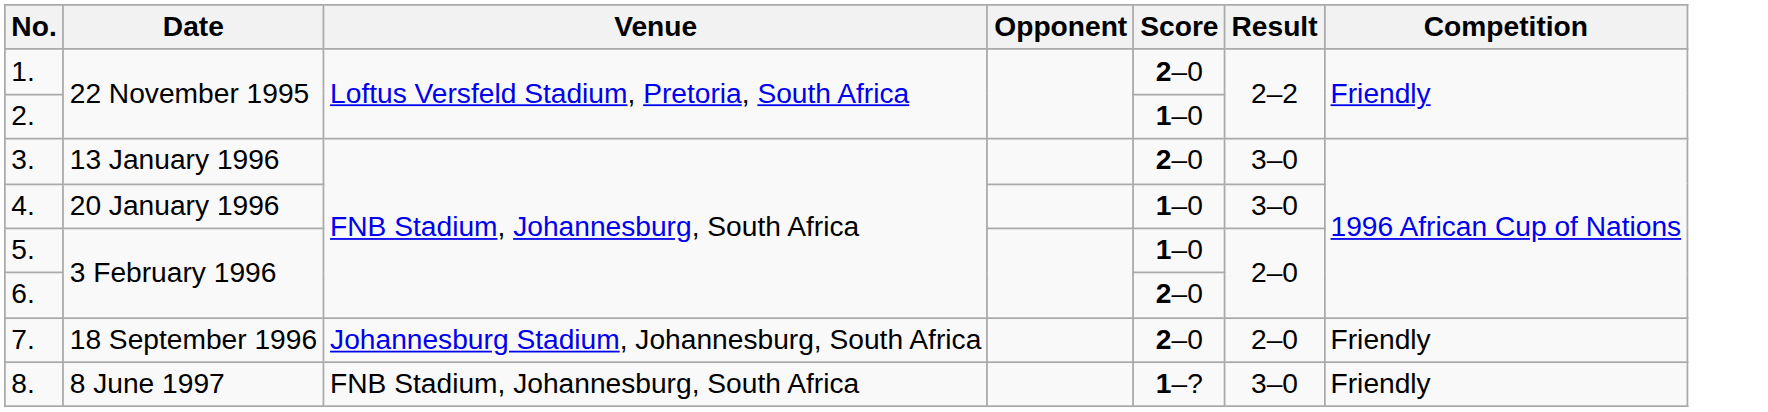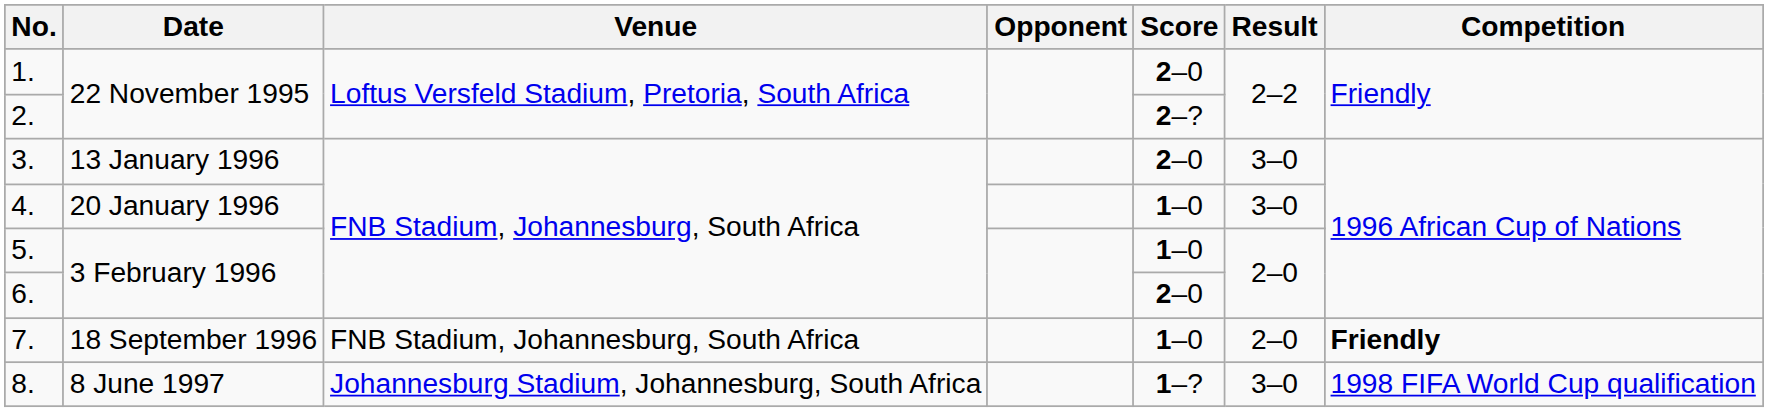(1179, 116) 1–0 -> (1179, 116) 2–?
(656, 339) Johannesburg Stadium, Johannesburg, South Africa -> (595, 339) FNB Stadium, Johannesburg, South Africa
(1179, 339) 2–0 -> (1179, 339) 1–0
(1381, 339) normal -> (1385, 339) bold
(595, 384) FNB Stadium, Johannesburg, South Africa -> (656, 384) Johannesburg Stadium, Johannesburg, South Africa
(1381, 384) Friendly -> (1543, 384) 1998 FIFA World Cup qualification
